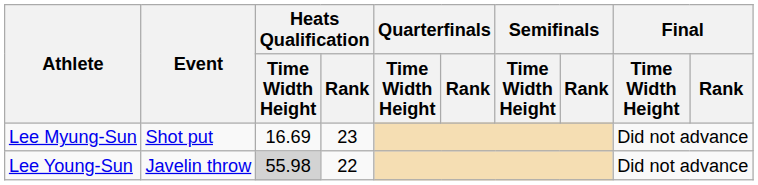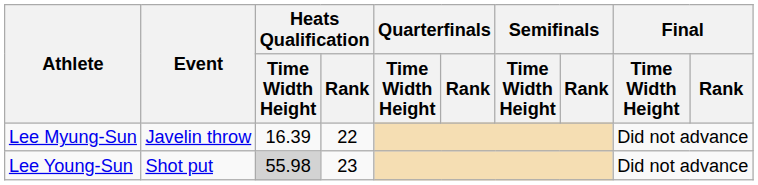(179, 137) Shot put -> (198, 137) Javelin throw
(288, 137) 16.69 -> (288, 137) 16.39
(347, 137) 23 -> (347, 137) 22
(198, 166) Javelin throw -> (179, 166) Shot put
(347, 166) 22 -> (347, 166) 23
